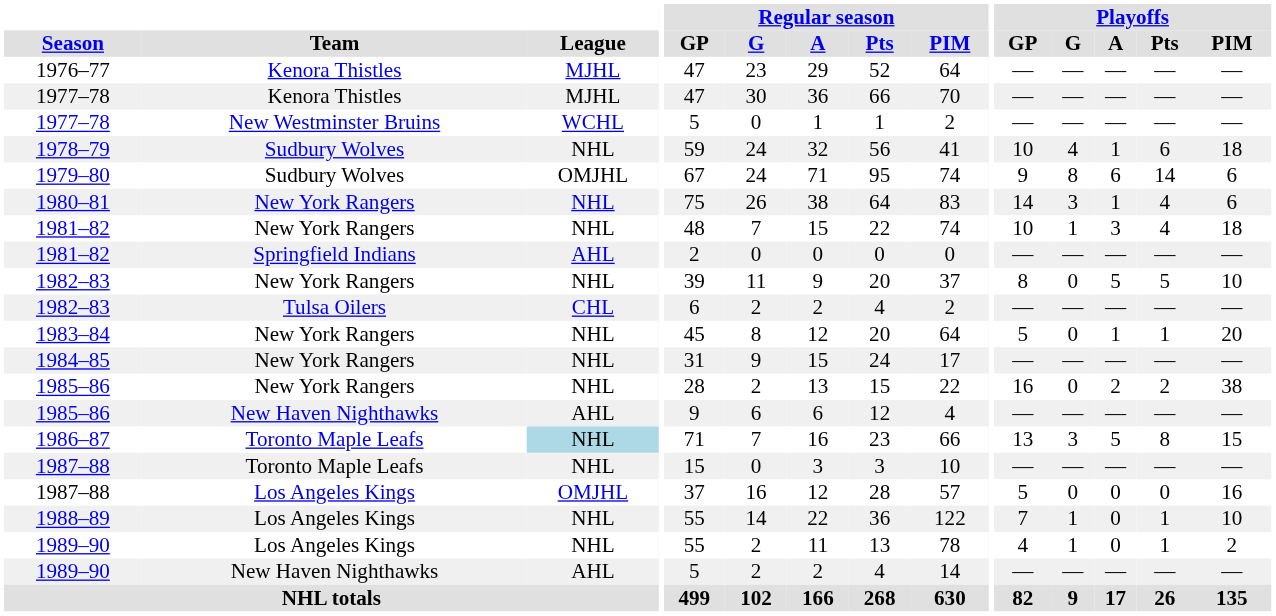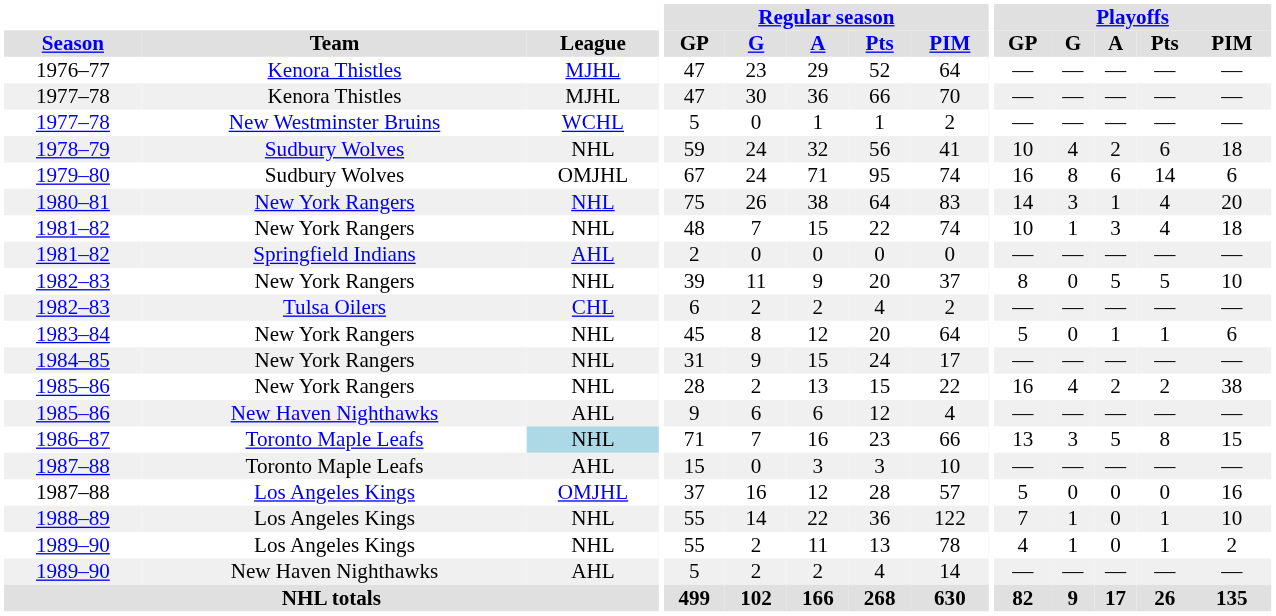(1116, 149) 1 -> (1116, 149) 2
(1023, 175) 9 -> (1023, 175) 16
(1232, 201) 6 -> (1232, 201) 20
(1232, 333) 20 -> (1232, 333) 6
(1073, 386) 0 -> (1073, 386) 4
(593, 465) NHL -> (593, 465) AHL
